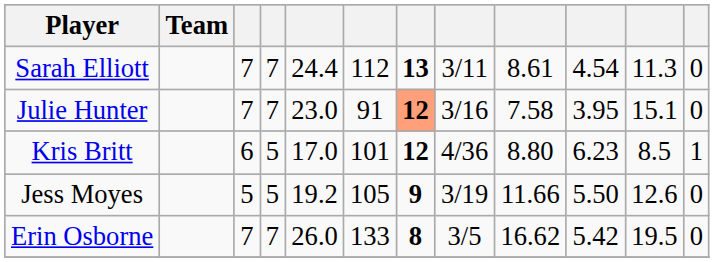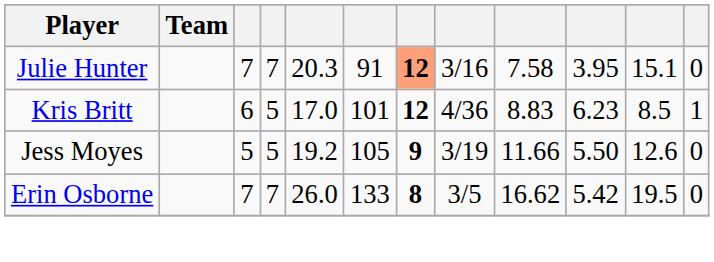- row: (82, 67)
(315, 109) 23.0 -> (315, 67) 20.3
(530, 151) 8.80 -> (530, 109) 8.83
